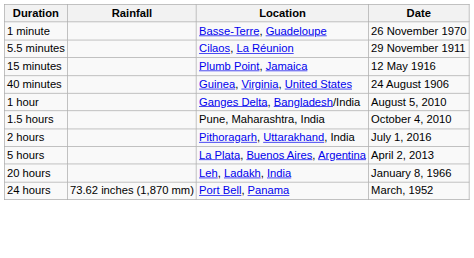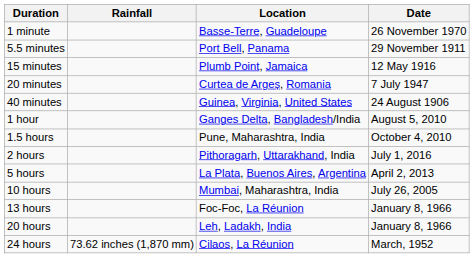(246, 48) Cilaos, La Réunion -> (244, 48) Port Bell, Panama
+ row: (34, 84)
+ row: (29, 191)
+ row: (29, 208)
(244, 191) Port Bell, Panama -> (246, 244) Cilaos, La Réunion
